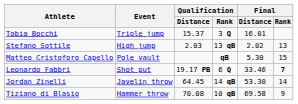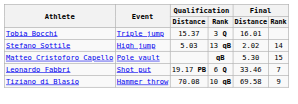(193, 45) 2.03 -> (189, 45) 5.03
(283, 45) 13 -> (279, 45) 14
(283, 69) bold -> (279, 69) normal
- row: (36, 81)
